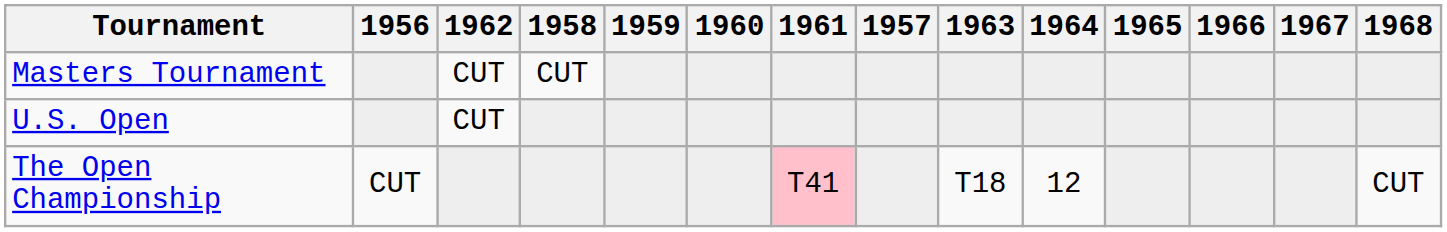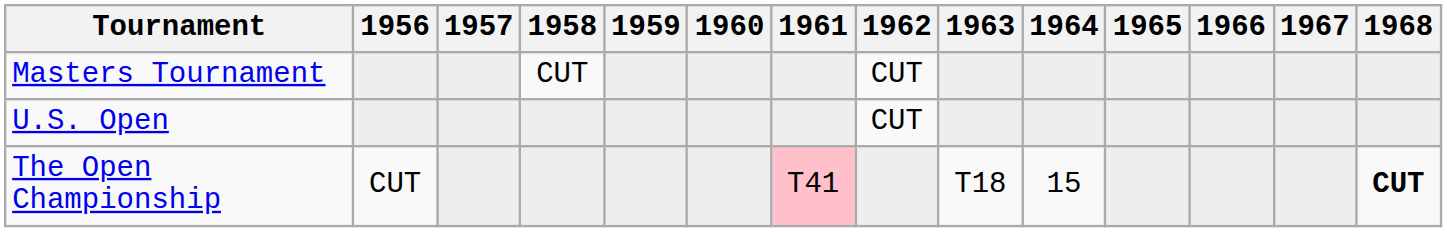columns swapped: (897, 29) <-> (479, 29)
(1064, 186) 12 -> (1064, 186) 15
(1398, 186) normal -> (1398, 186) bold
